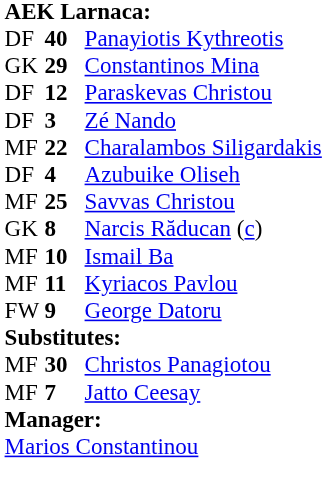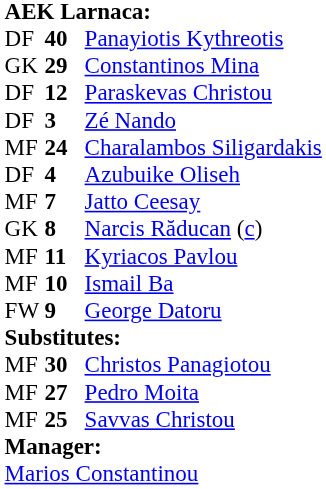(56, 147) 22 -> (56, 147) 24
rows swapped: (142, 392) <-> (160, 201)
rows swapped: (161, 283) <-> (129, 256)
+ row: (142, 392)
